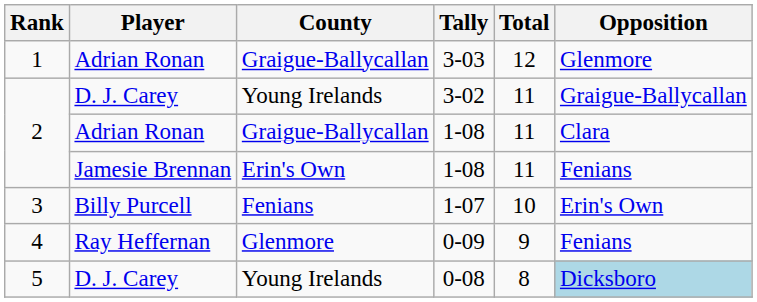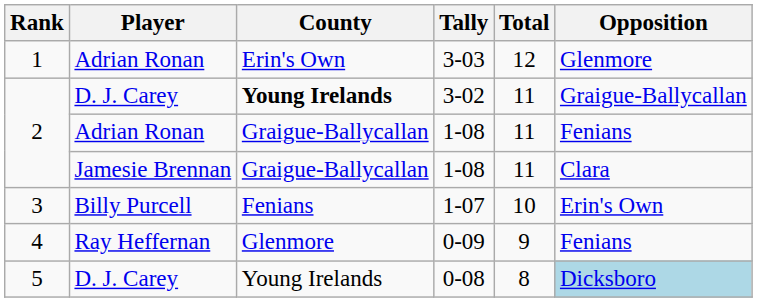(335, 59) Graigue-Ballycallan -> (293, 59) Erin's Own
(312, 95) normal -> (317, 95) bold
(585, 132) Clara -> (596, 132) Fenians
(293, 168) Erin's Own -> (335, 168) Graigue-Ballycallan
(596, 168) Fenians -> (585, 168) Clara
